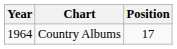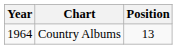(148, 34) 17 -> (148, 34) 13
